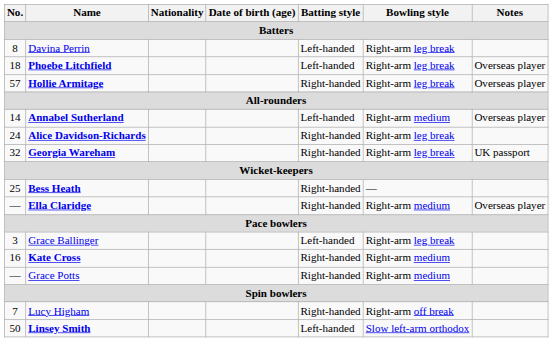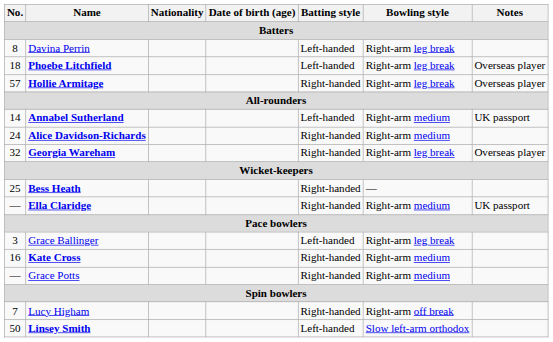(510, 118) Overseas player -> (502, 118) UK passport
(410, 135) Right-arm leg break -> (408, 135) Right-arm medium
(502, 153) UK passport -> (510, 153) Overseas player
(510, 205) Overseas player -> (502, 205) UK passport
